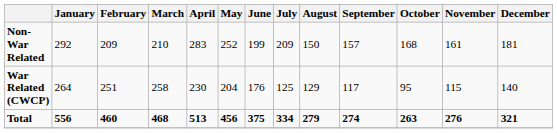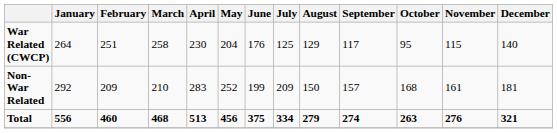rows swapped: (28, 87) <-> (26, 44)
